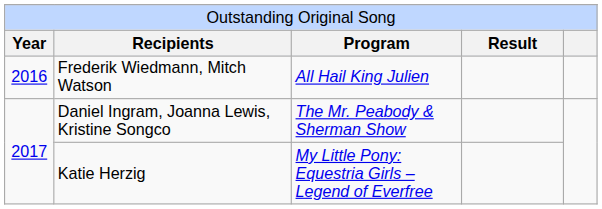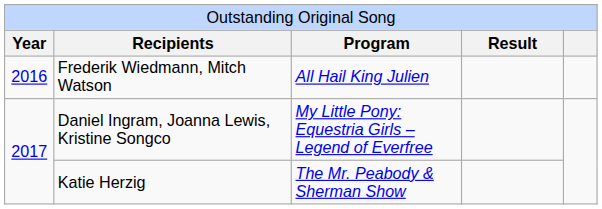(365, 121) The Mr. Peabody & Sherman Show -> (364, 130) My Little Pony: Equestria Girls – Legend of Everfree
(364, 173) My Little Pony: Equestria Girls – Legend of Everfree -> (365, 182) The Mr. Peabody & Sherman Show
